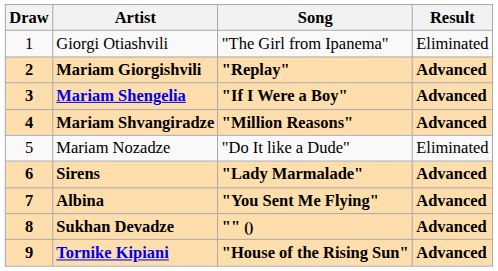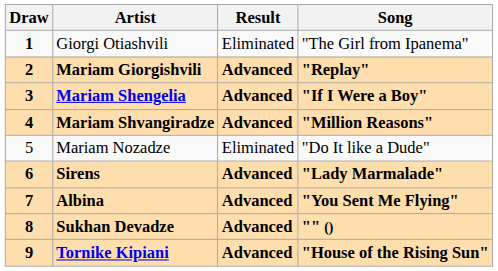columns swapped: (315, 17) <-> (452, 17)
(29, 43) normal -> (29, 43) bold
